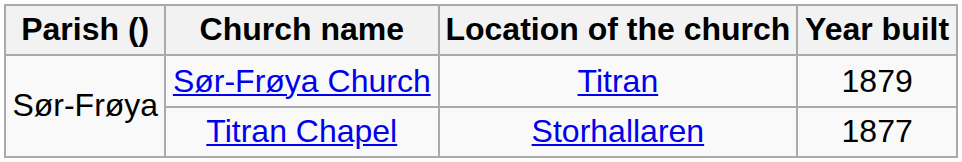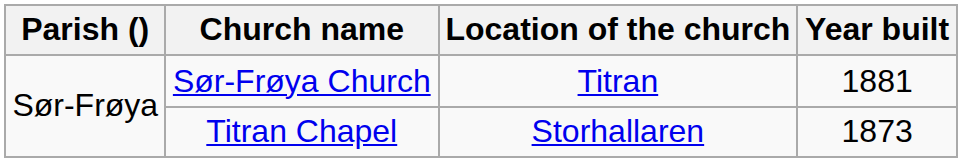(877, 80) 1879 -> (877, 80) 1881
(877, 131) 1877 -> (877, 131) 1873
